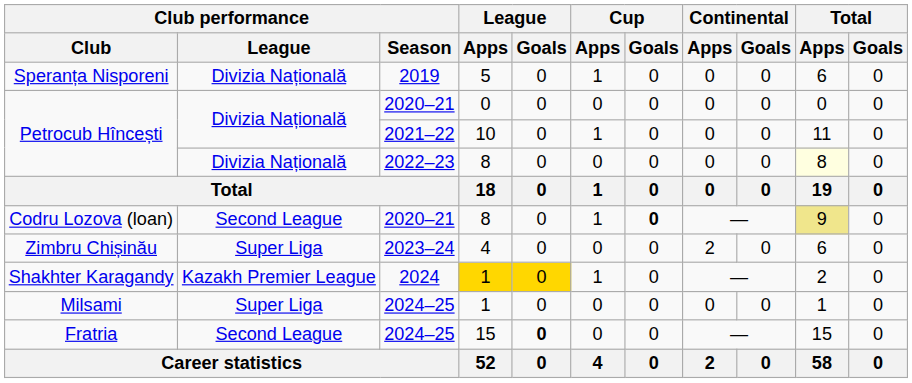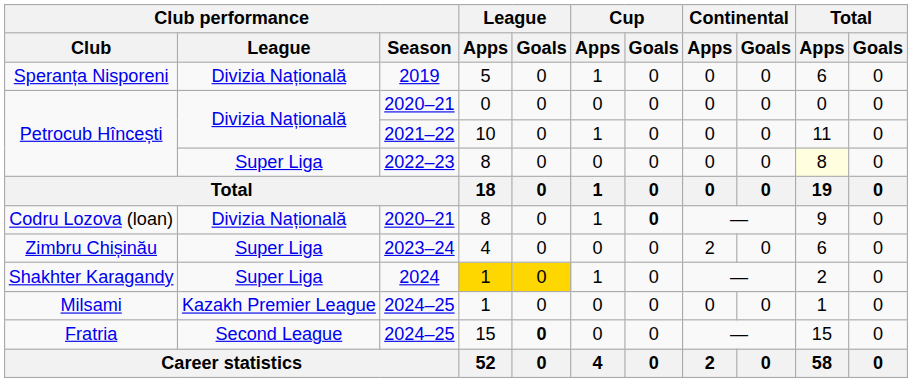(279, 162) Divizia Națională -> (279, 162) Super Liga
(279, 219) Second League -> (279, 219) Divizia Națională
(822, 219) khaki background -> (822, 219) no background
(279, 276) Kazakh Premier League -> (279, 276) Super Liga
(279, 305) Super Liga -> (279, 305) Kazakh Premier League
